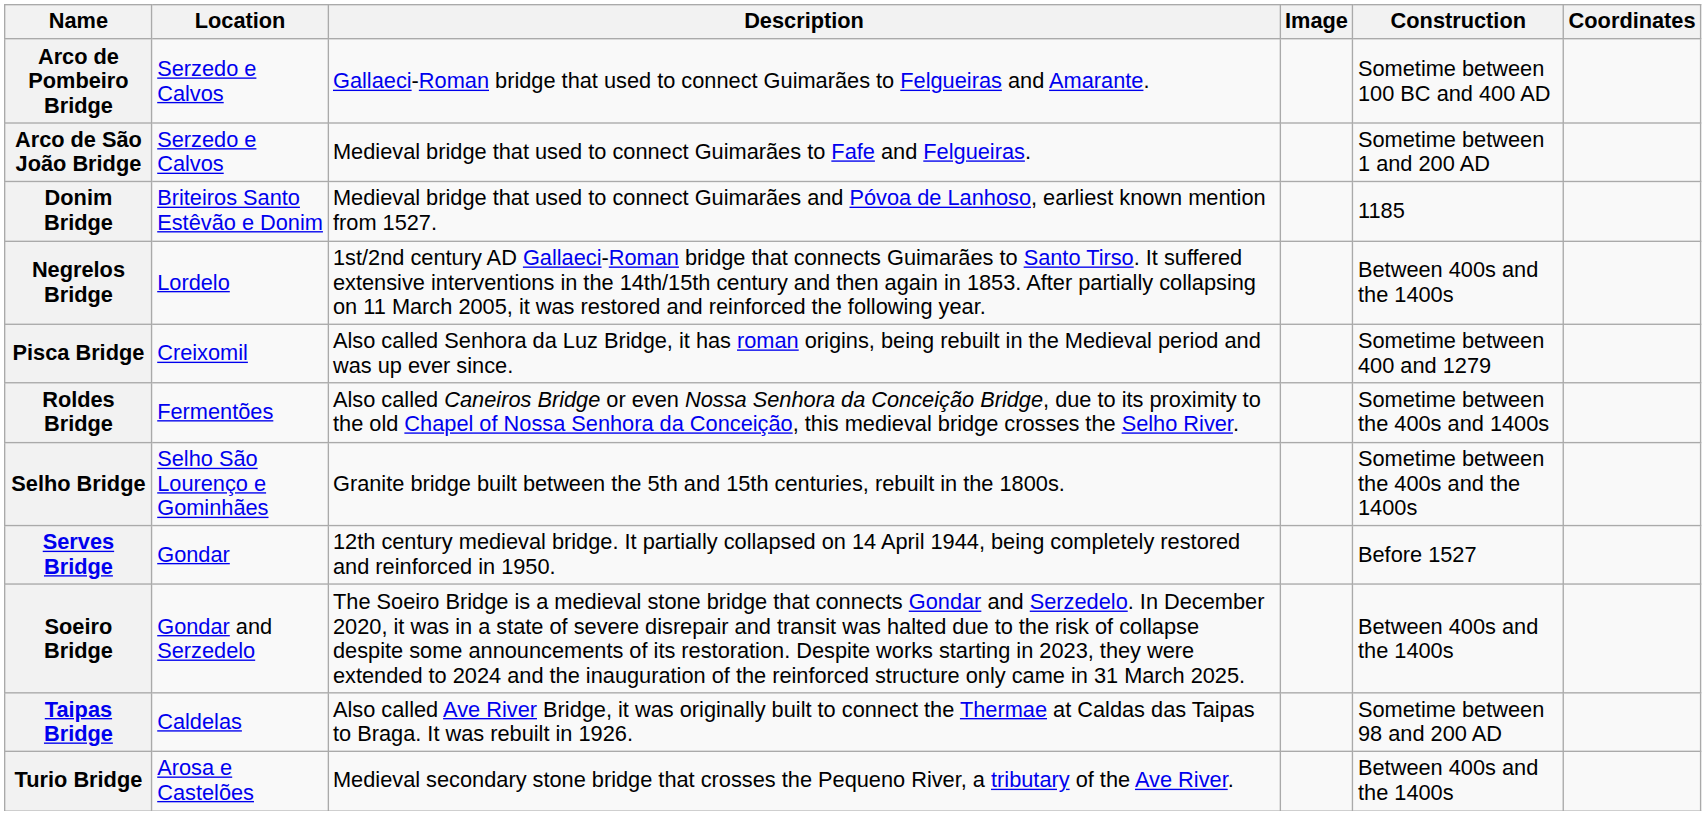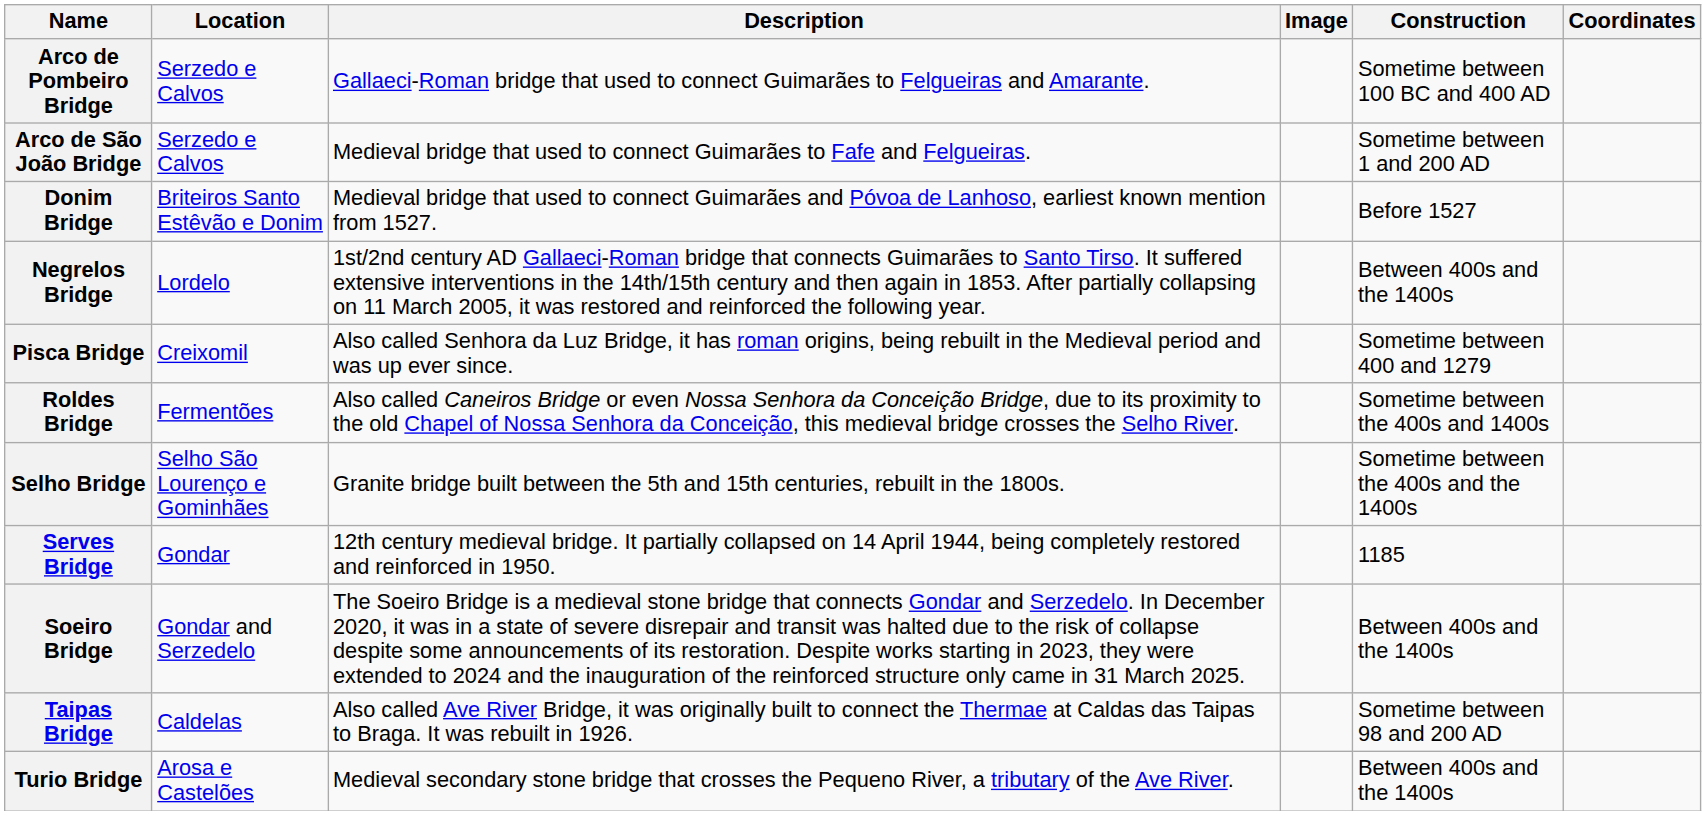(1381, 210) 1185 -> (1417, 210) Before 1527
(1417, 554) Before 1527 -> (1381, 554) 1185
